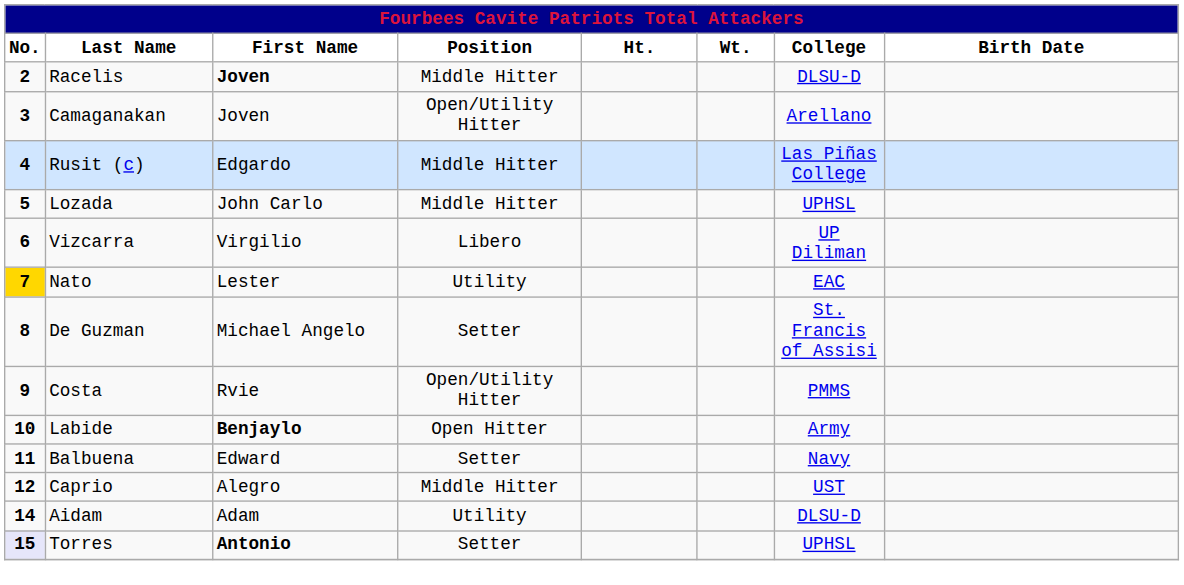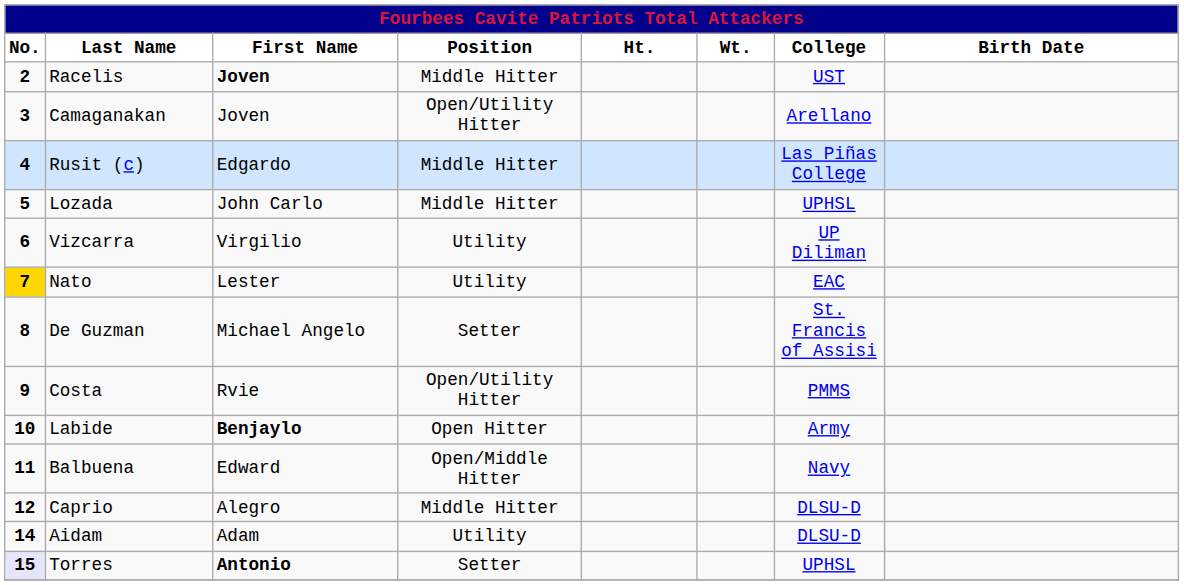(829, 77) DLSU-D -> (829, 77) UST
(490, 243) Libero -> (490, 243) Utility
(490, 458) Setter -> (490, 469) Open/Middle Hitter
(829, 487) UST -> (829, 508) DLSU-D
